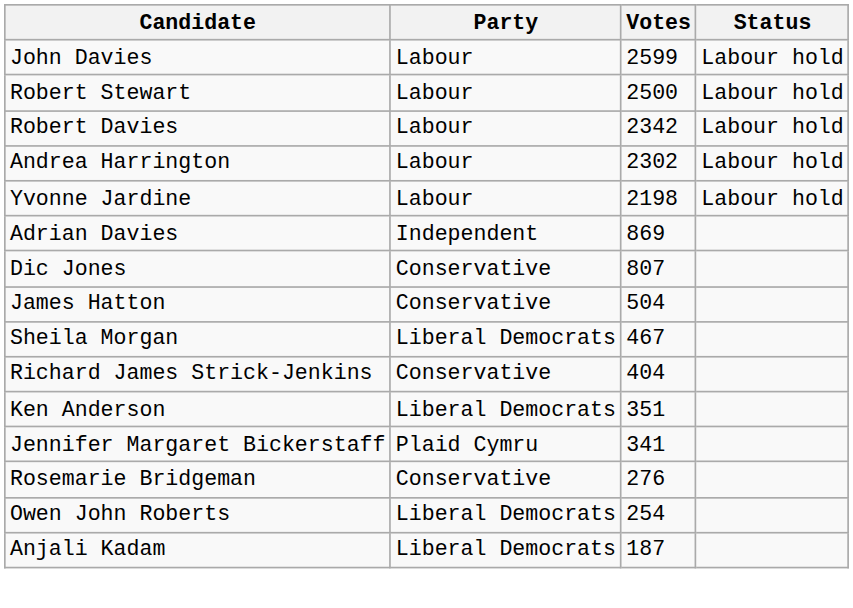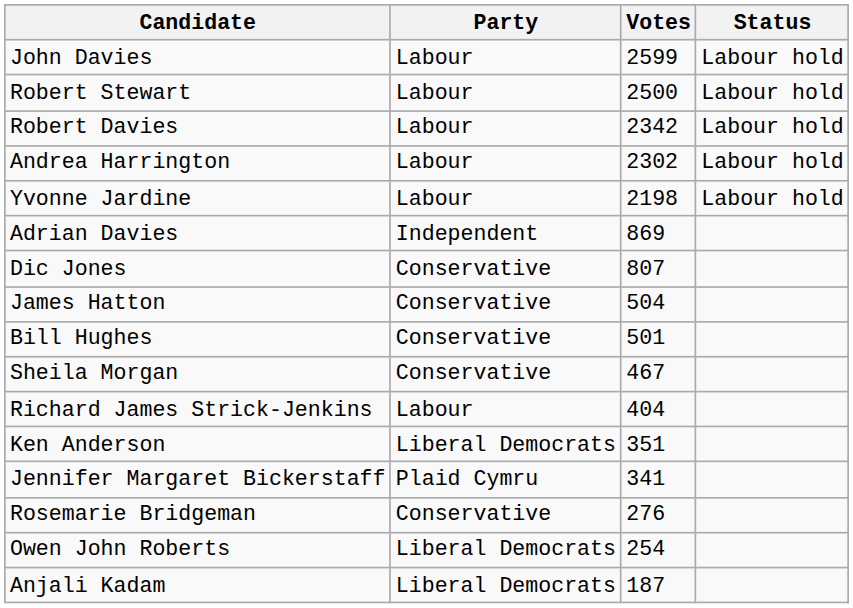+ row: (81, 339)
(506, 339) Liberal Democrats -> (474, 374) Conservative
(474, 374) Conservative -> (435, 409) Labour
